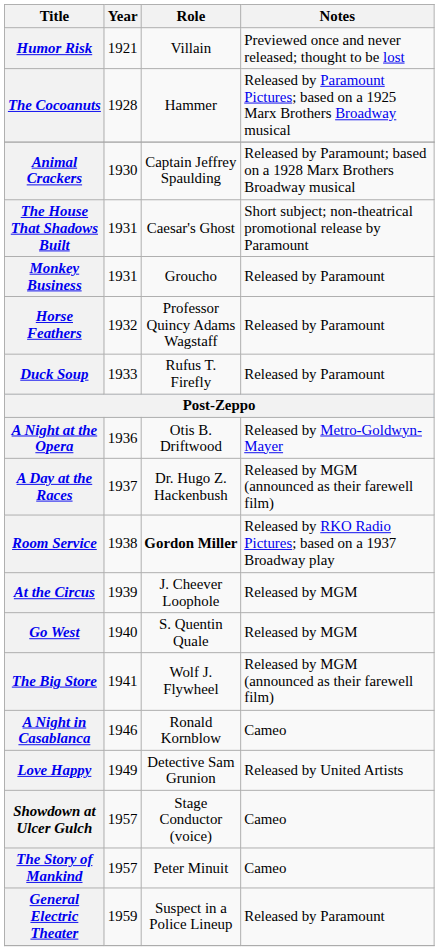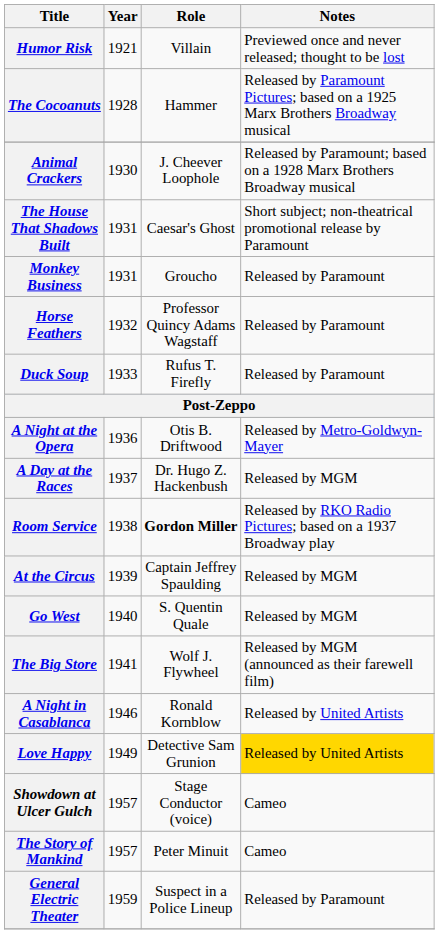(191, 170) Captain Jeffrey Spaulding -> (191, 170) J. Cheever Loophole
(329, 486) Released by MGM (announced as their farewell film) -> (301, 478) Released by MGM
(191, 592) J. Cheever Loophole -> (191, 575) Captain Jeffrey Spaulding
(265, 730) Cameo -> (324, 713) Released by United Artists
(324, 770) no background -> (324, 753) gold background
